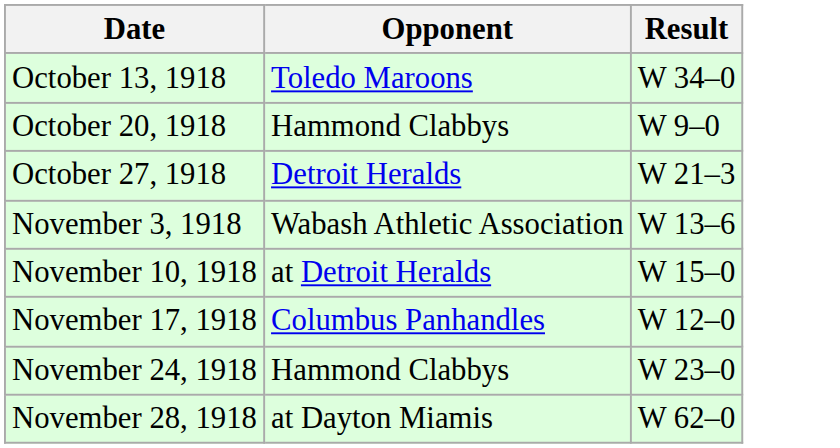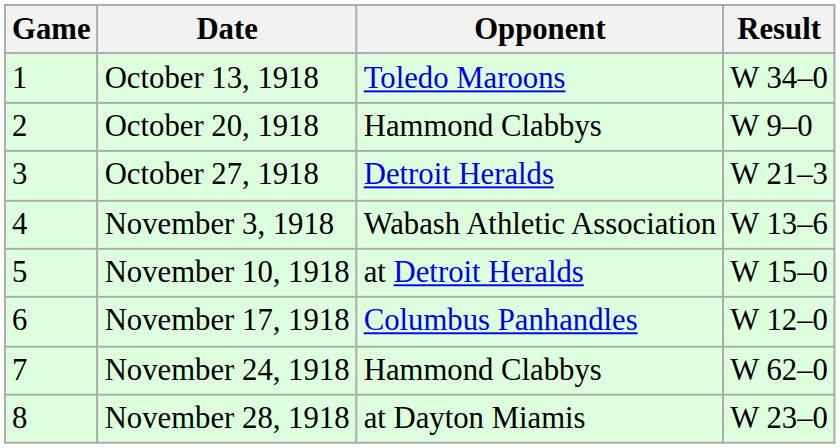+ column: (51, 28)
(686, 369) W 23–0 -> (779, 369) W 62–0
(686, 418) W 62–0 -> (779, 418) W 23–0
